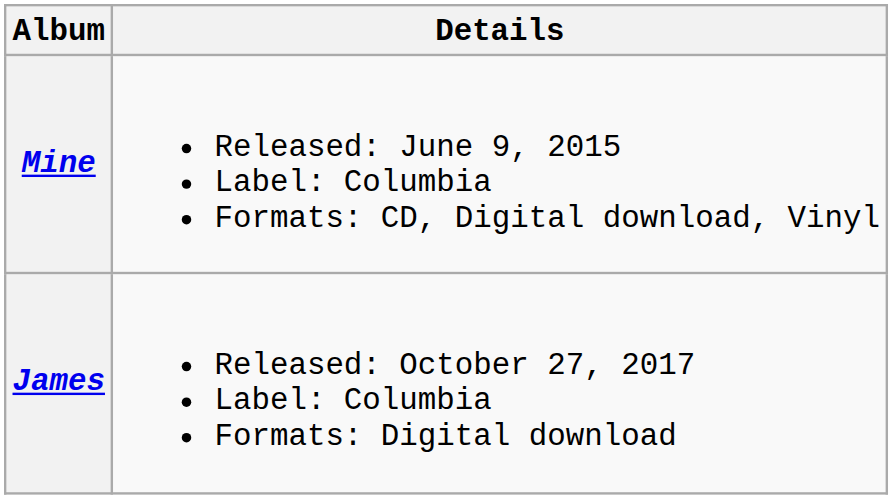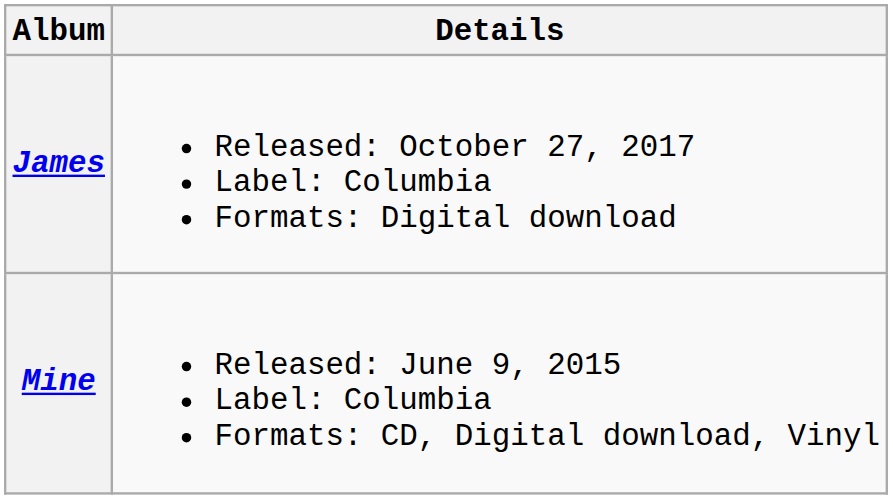rows swapped: (59, 165) <-> (59, 383)
